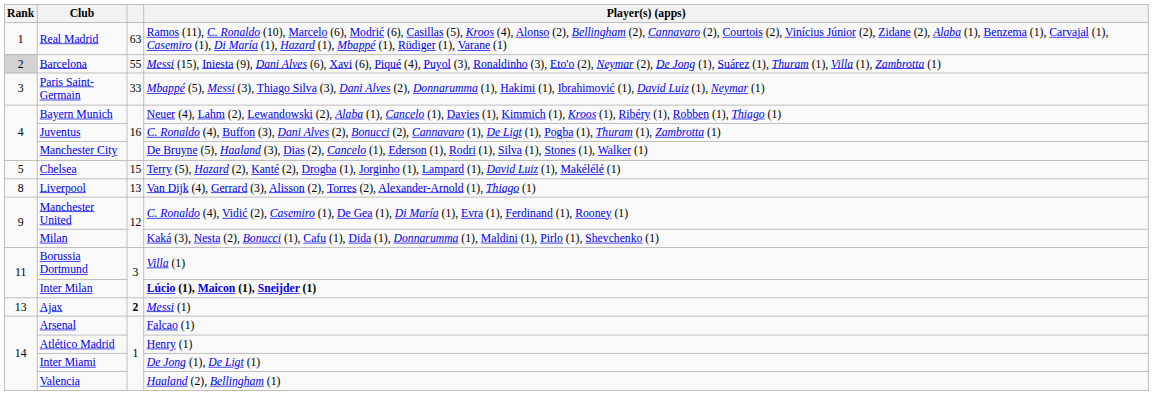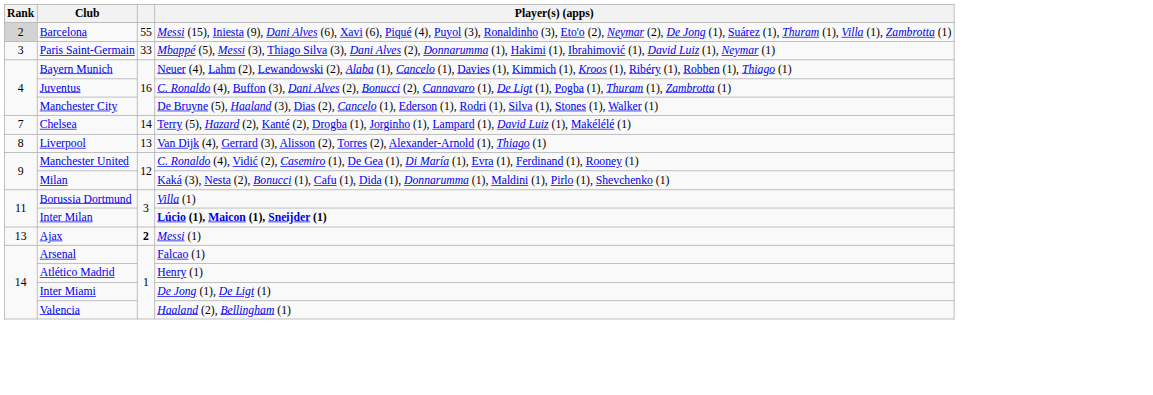- row: (69, 38)
(21, 169) 5 -> (21, 124) 7
(135, 169) 15 -> (146, 124) 14
